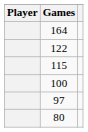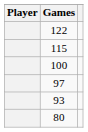- row: (59, 30)
+ row: (59, 100)
